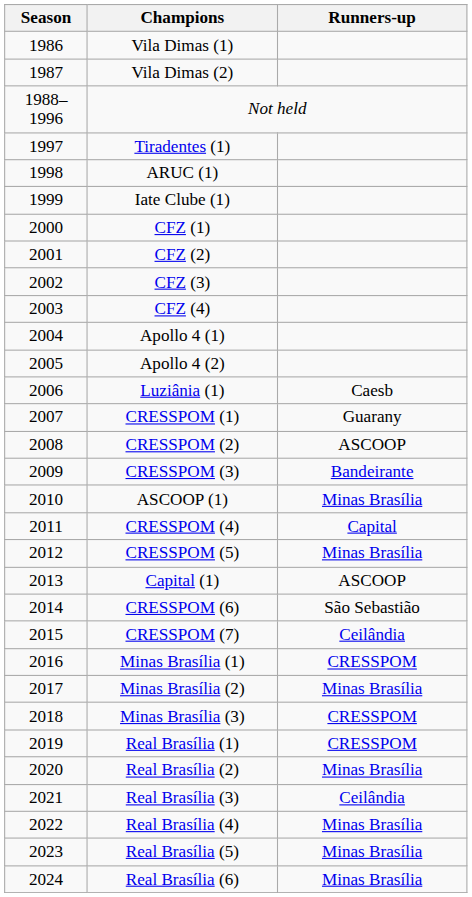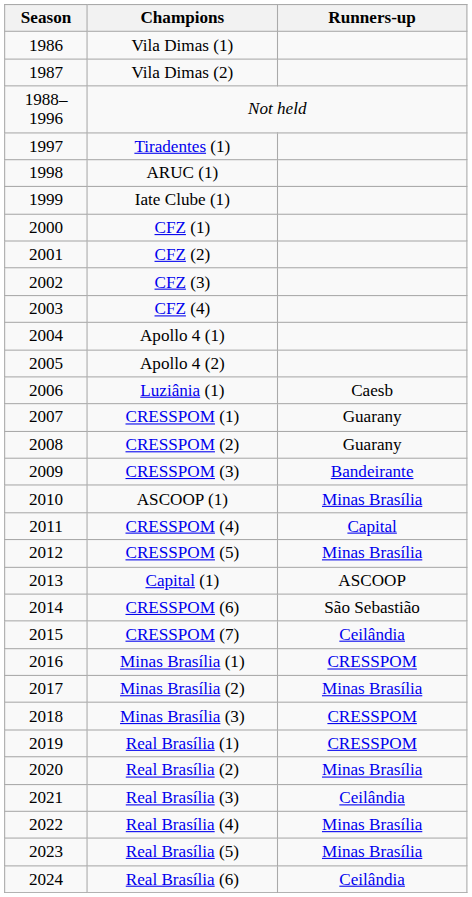(372, 444) ASCOOP -> (372, 444) Guarany
(372, 879) Minas Brasília -> (372, 879) Ceilândia
